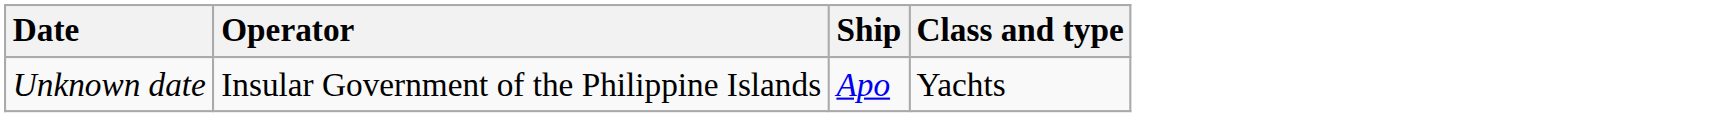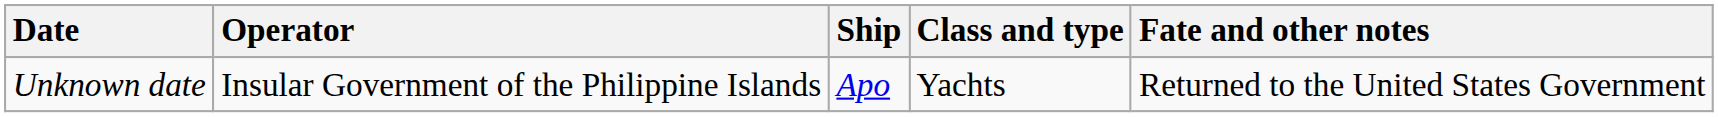+ column: (1284, 30)
